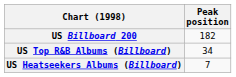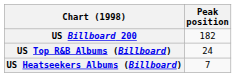(208, 51) 34 -> (208, 51) 24
